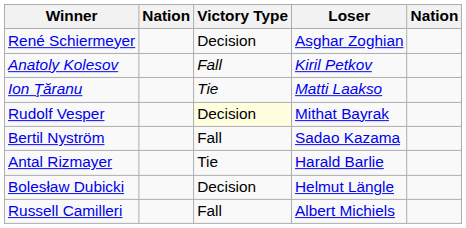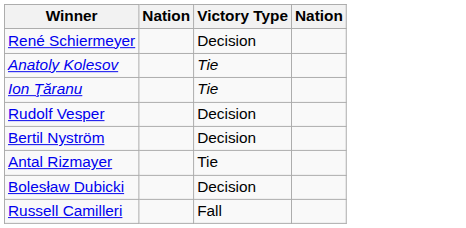- column: (349, 16)
(210, 65) Fall -> (208, 65) Tie
(227, 114) lightyellow background -> (227, 114) no background
(210, 138) Fall -> (227, 138) Decision
